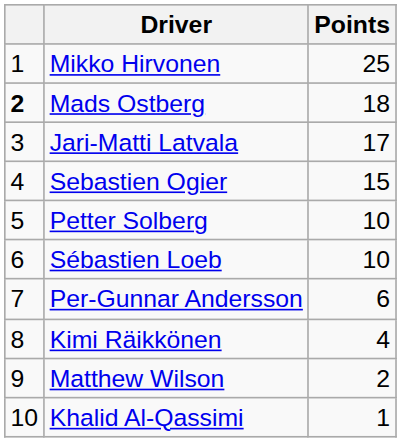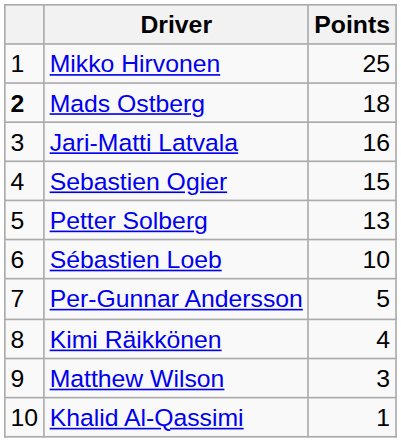(376, 142) 17 -> (376, 142) 16
(376, 221) 10 -> (376, 221) 13
(383, 299) 6 -> (383, 299) 5
(383, 378) 2 -> (383, 378) 3
